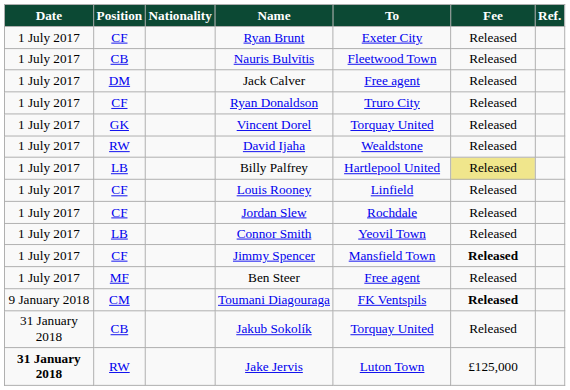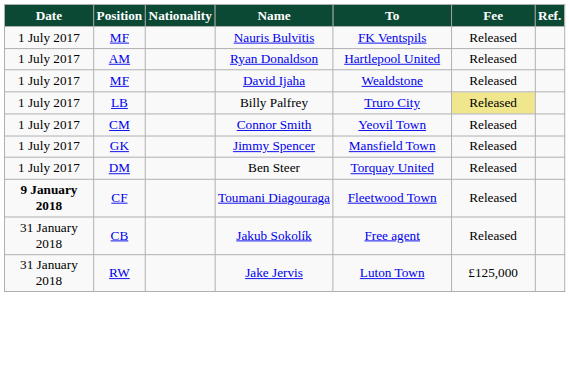- row: (274, 37)
(119, 59) CB -> (119, 37) MF
(392, 59) Fleetwood Town -> (392, 37) FK Ventspils
- row: (274, 81)
(119, 103) CF -> (119, 59) AM
(392, 103) Truro City -> (392, 59) Hartlepool United
- row: (274, 125)
(119, 146) RW -> (119, 81) MF
(392, 168) Hartlepool United -> (392, 103) Truro City
- row: (274, 190)
- row: (274, 212)
(119, 234) LB -> (119, 125) CM
(119, 256) CF -> (119, 146) GK
(493, 256) bold -> (493, 146) normal
(119, 278) MF -> (119, 168) DM
(392, 278) Free agent -> (392, 168) Torquay United
(49, 299) normal -> (49, 198) bold
(119, 299) CM -> (119, 198) CF
(392, 299) FK Ventspils -> (392, 198) Fleetwood Town
(493, 299) bold -> (493, 198) normal
(392, 329) Torquay United -> (392, 235) Free agent
(49, 367) bold -> (49, 273) normal
